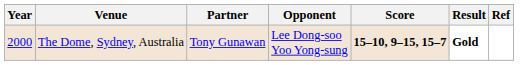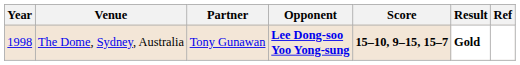(20, 42) 2000 -> (20, 42) 1998
(310, 42) normal -> (310, 42) bold
